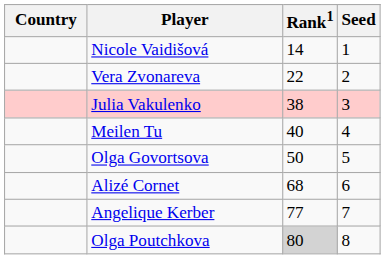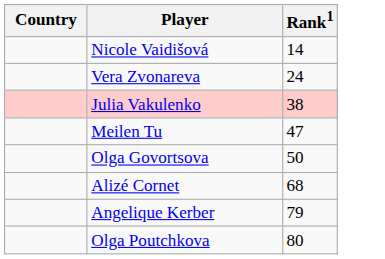- column: (359, 20)
(295, 77) 22 -> (295, 77) 24
(295, 131) 40 -> (295, 131) 47
(295, 212) 77 -> (295, 212) 79
(295, 239) lightgrey background -> (295, 239) no background
